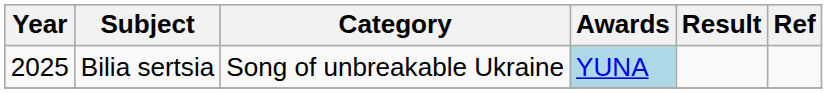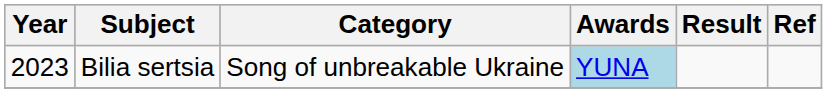(40, 66) 2025 -> (40, 66) 2023
